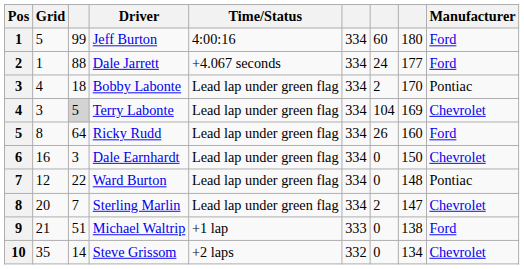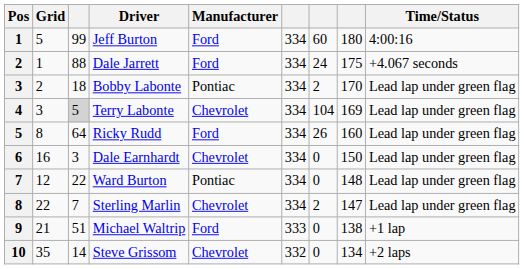columns swapped: (472, 16) <-> (265, 16)
(412, 63) 177 -> (352, 63) 175
(39, 87) 4 -> (39, 87) 2
(43, 204) 20 -> (43, 204) 22
